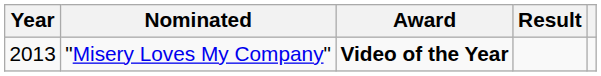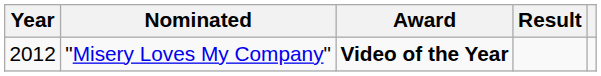(33, 53) 2013 -> (33, 53) 2012
